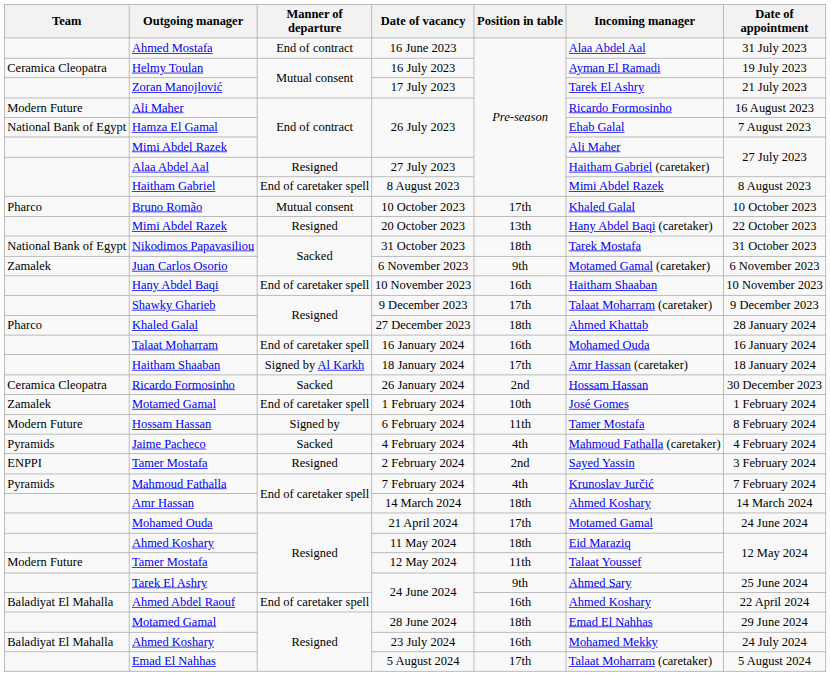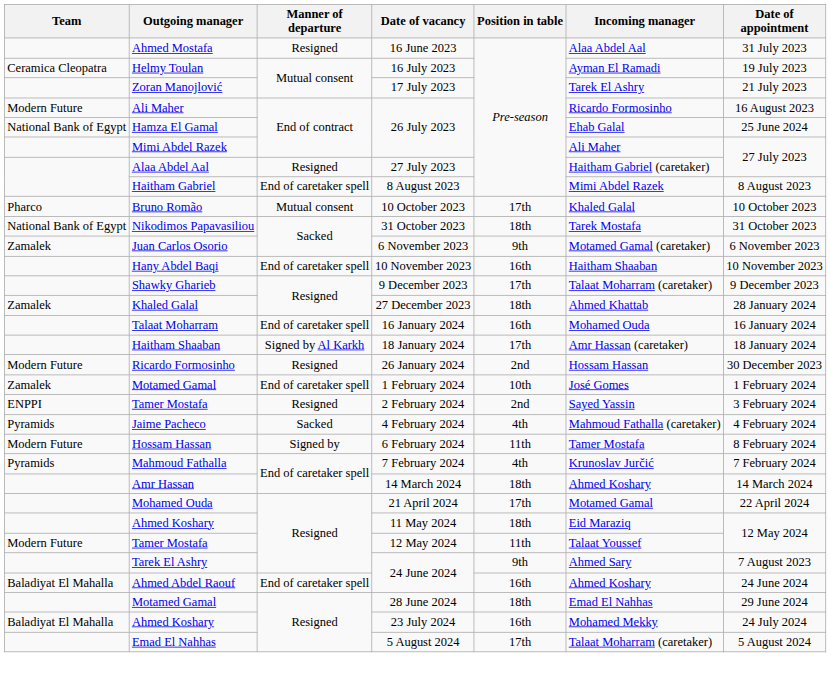(315, 48) End of contract -> (315, 48) Resigned
(774, 127) 7 August 2023 -> (774, 127) 25 June 2024
- row: (179, 226)
(25, 325) Pharco -> (29, 305) Zamalek
(57, 384) Ceramica Cleopatra -> (45, 364) Modern Future
(315, 384) Sacked -> (315, 364) Resigned
rows swapped: (170, 463) <-> (172, 424)
(774, 523) 24 June 2024 -> (774, 503) 22 April 2024
(774, 582) 25 June 2024 -> (774, 562) 7 August 2023
(774, 602) 22 April 2024 -> (774, 582) 24 June 2024
